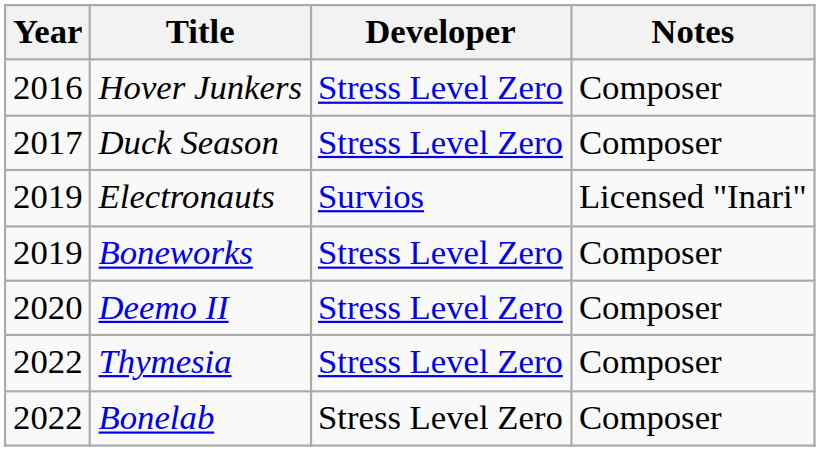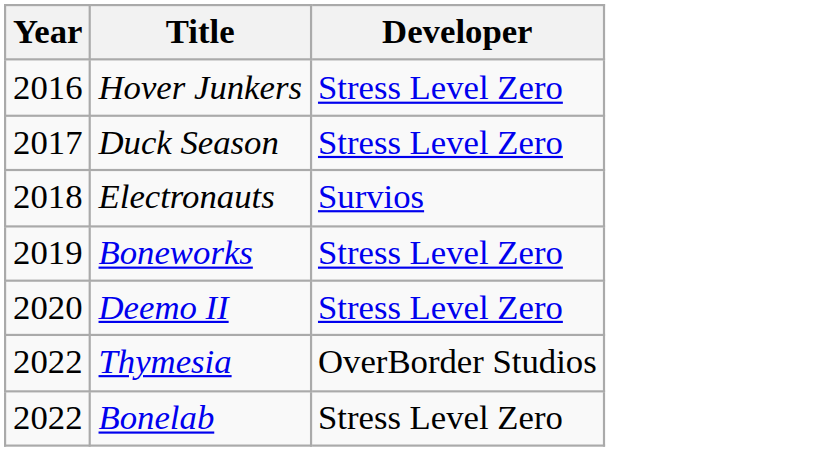- column: (693, 32)
(48, 197) 2019 -> (48, 197) 2018
(440, 362) Stress Level Zero -> (457, 362) OverBorder Studios
